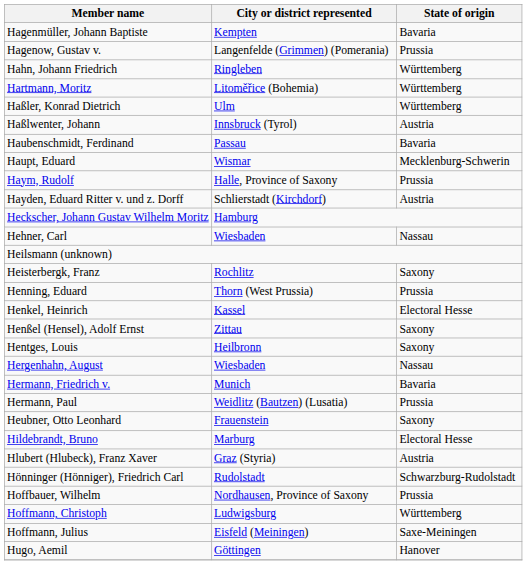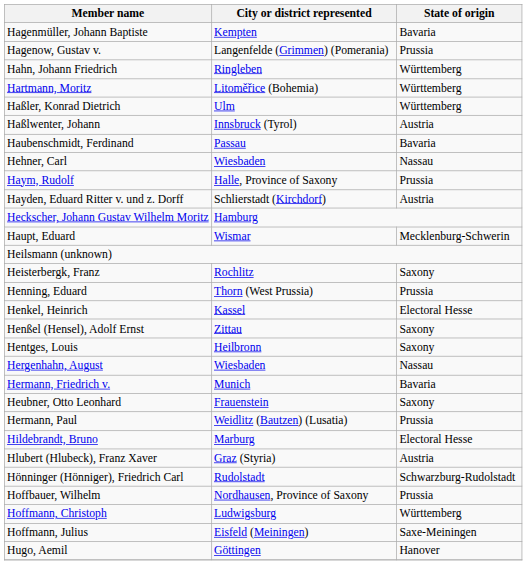rows swapped: (41, 161) <-> (37, 236)
rows swapped: (42, 402) <-> (64, 421)
